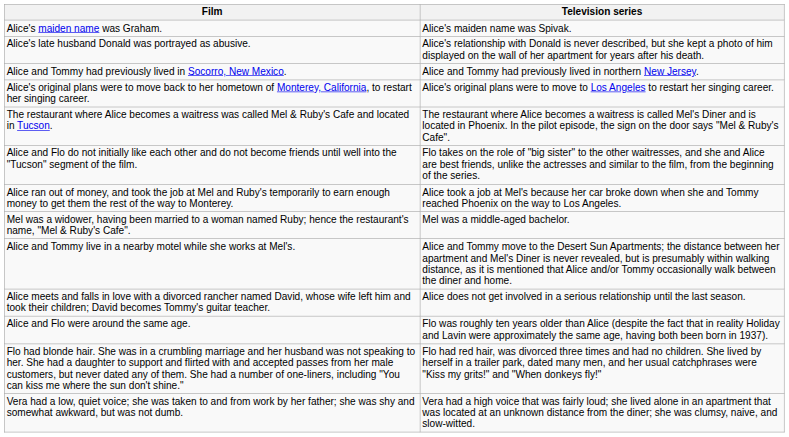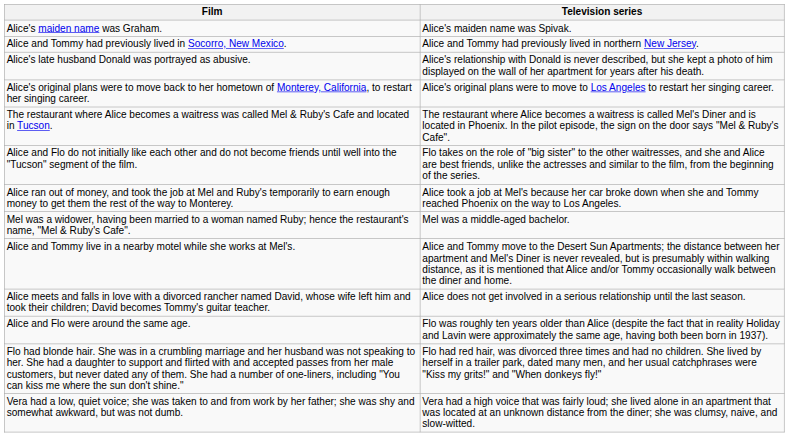rows swapped: (147, 71) <-> (129, 44)
